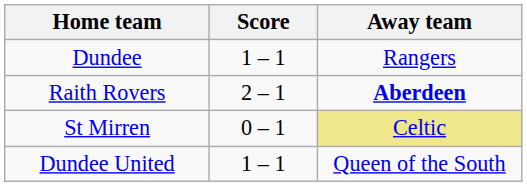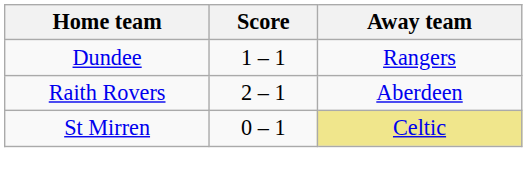(420, 92) bold -> (420, 92) normal
- row: (107, 163)
